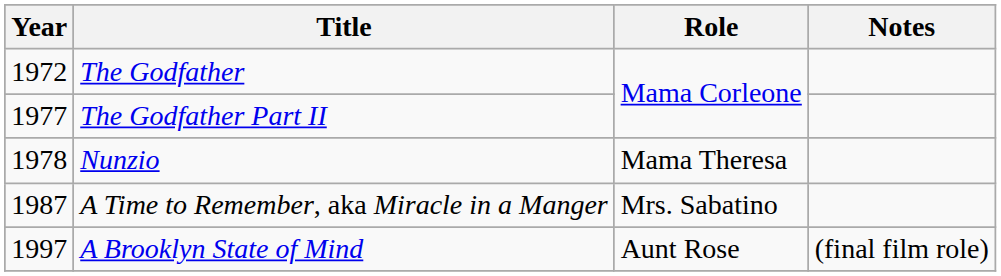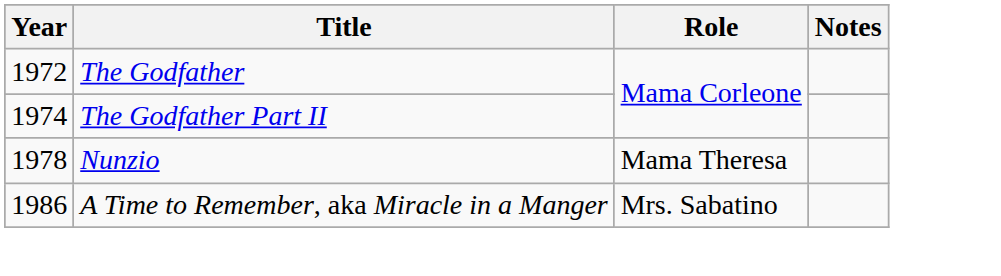(39, 115) 1977 -> (39, 115) 1974
(39, 204) 1987 -> (39, 204) 1986
- row: (222, 248)
